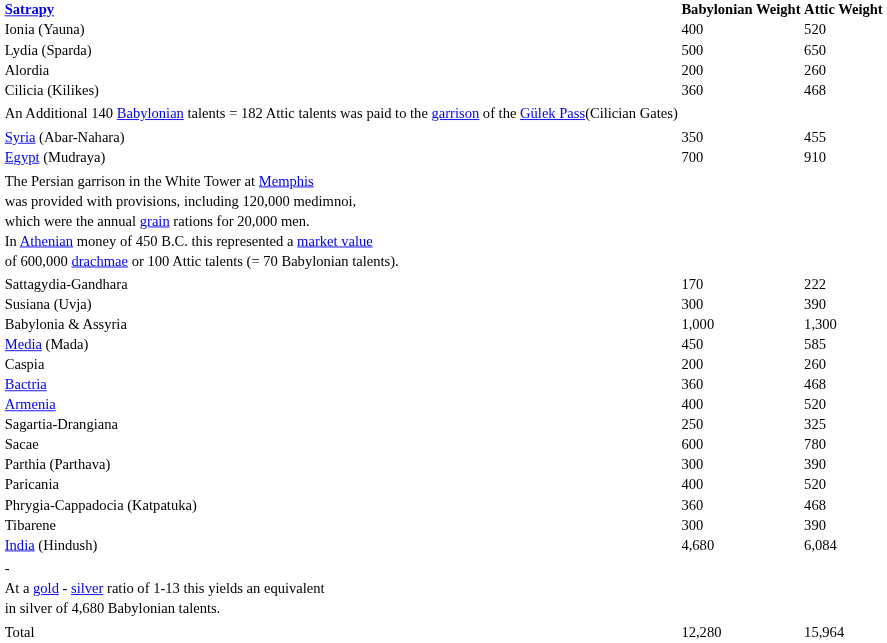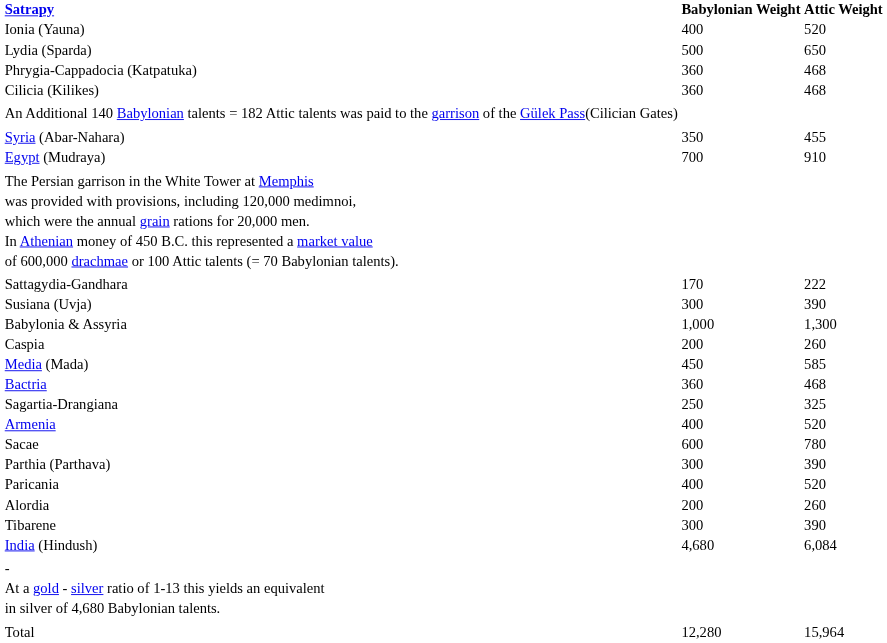rows swapped: (101, 505) <-> (27, 70)
rows swapped: (47, 344) <-> (25, 364)
rows swapped: (30, 404) <-> (61, 424)
